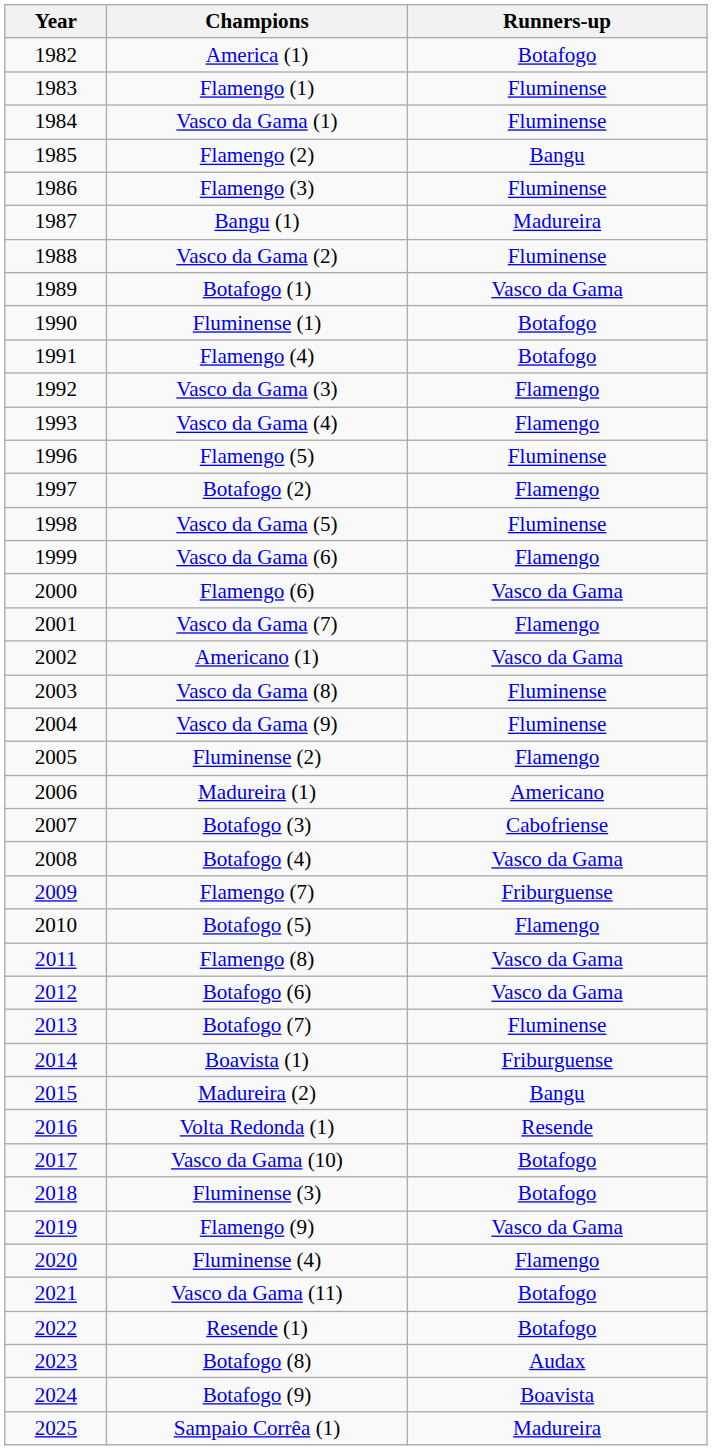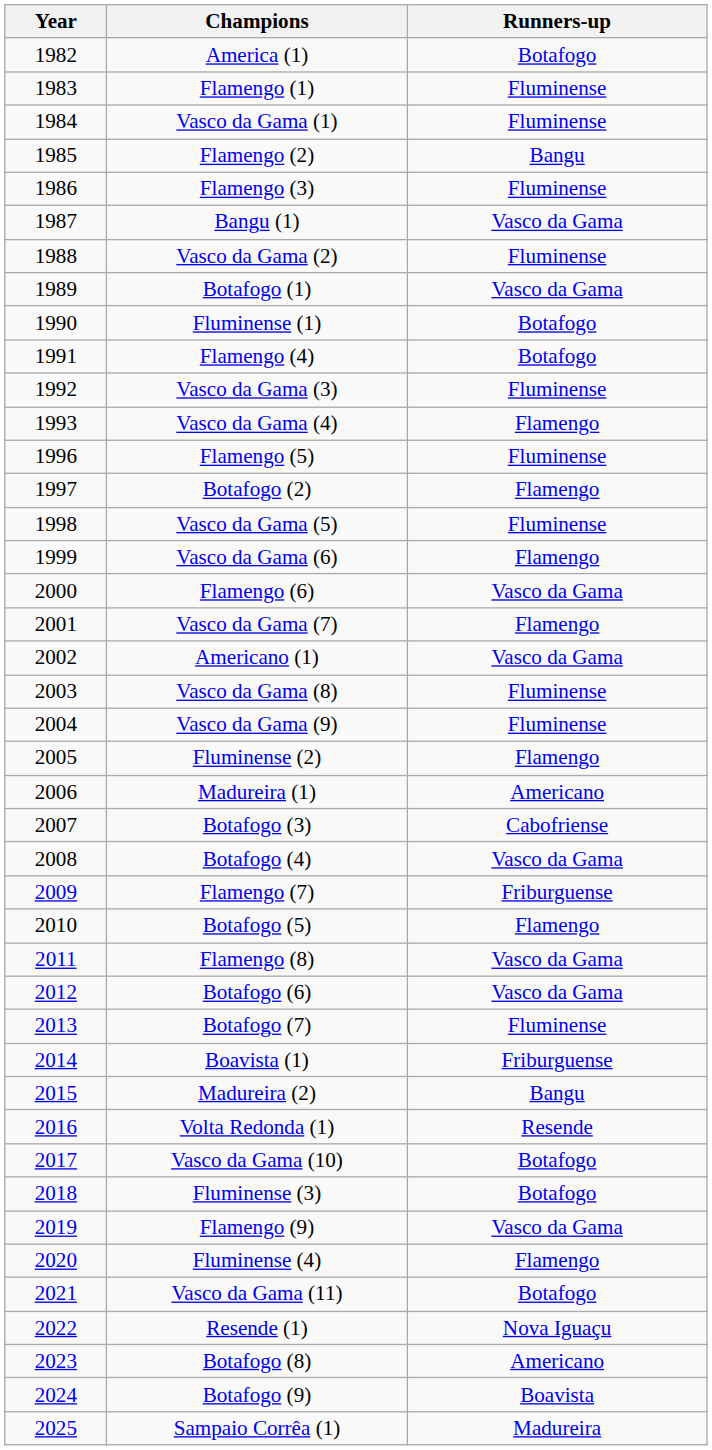(557, 222) Madureira -> (557, 222) Vasco da Gama
(557, 389) Flamengo -> (557, 389) Fluminense
(557, 1327) Botafogo -> (557, 1327) Nova Iguaçu
(557, 1361) Audax -> (557, 1361) Americano
